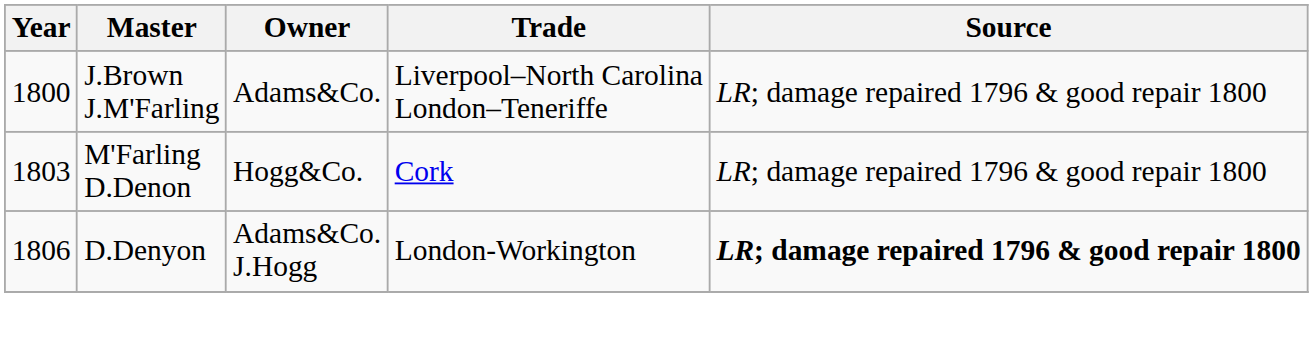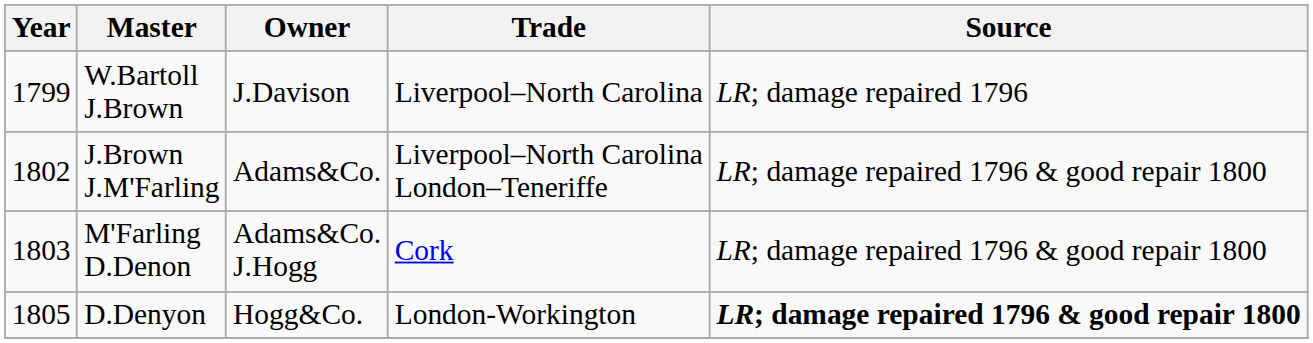+ row: (141, 91)
(41, 91) 1800 -> (41, 170) 1802
(298, 170) Hogg&Co. -> (307, 250) Adams&Co. J.Hogg
(41, 250) 1806 -> (41, 313) 1805
(307, 250) Adams&Co. J.Hogg -> (298, 313) Hogg&Co.
